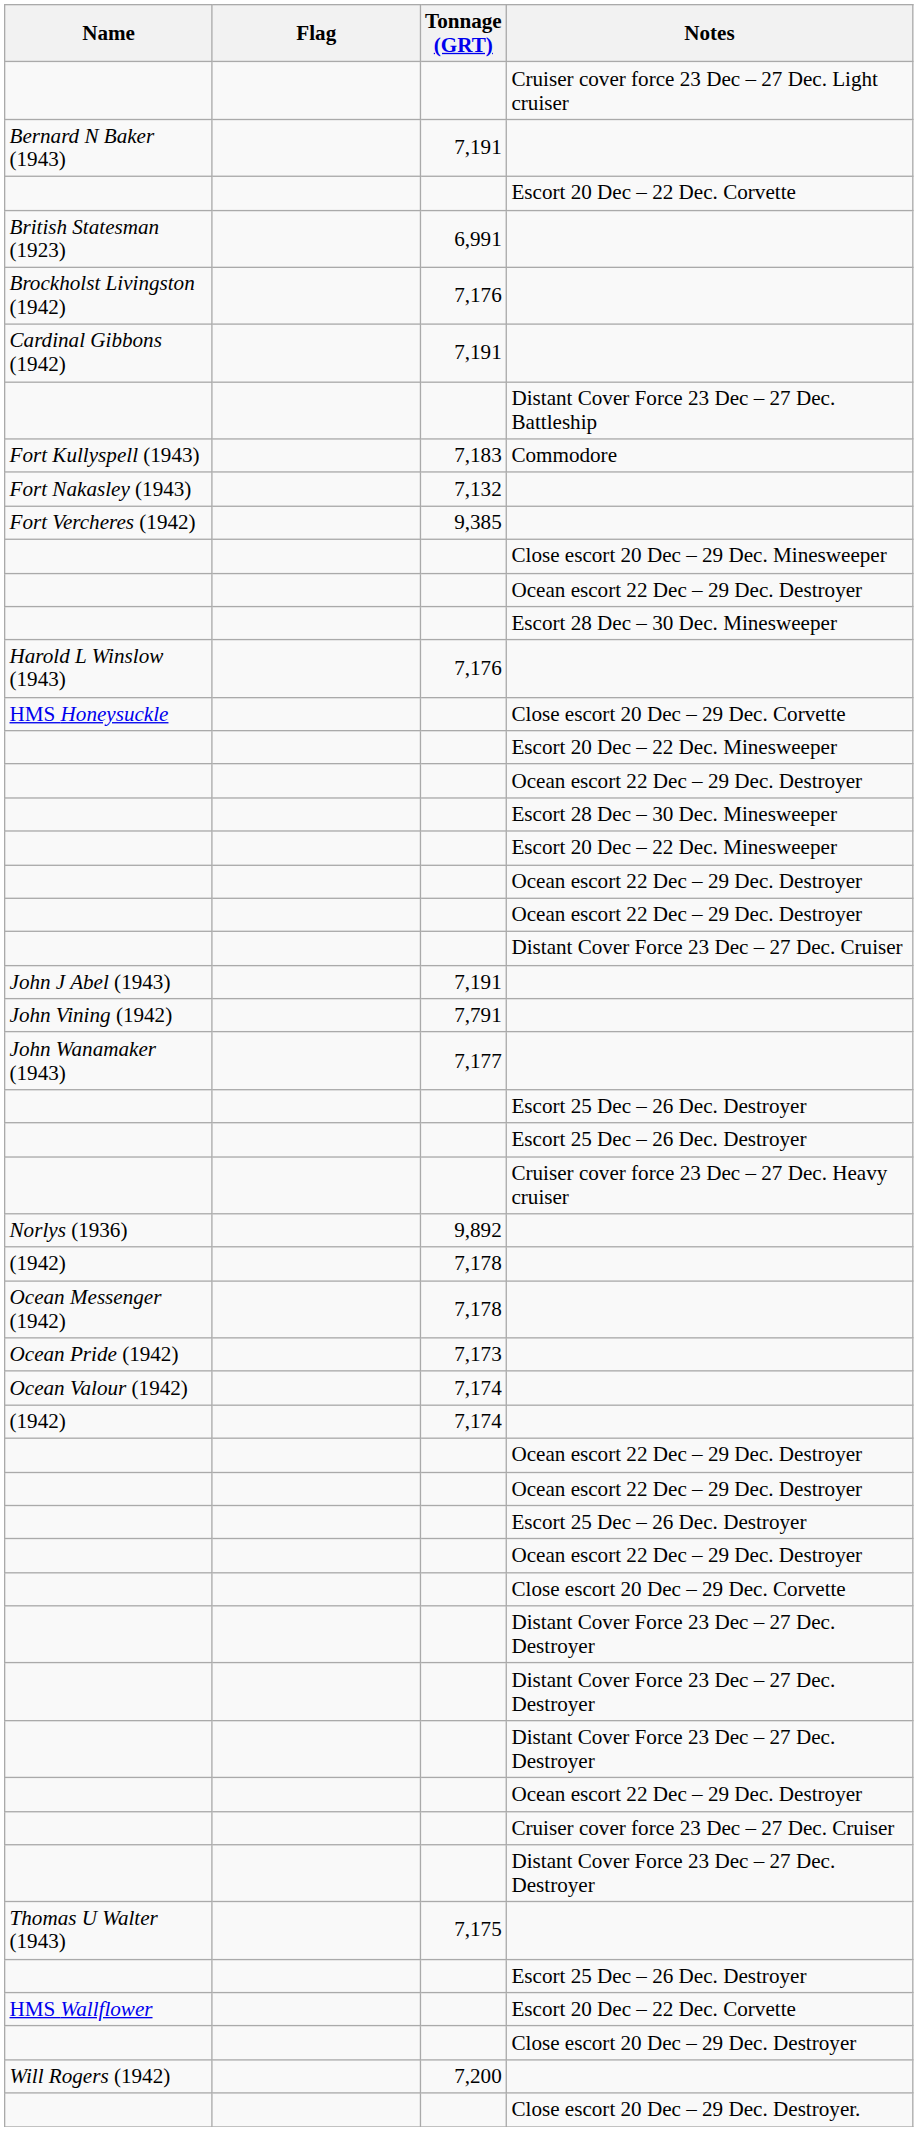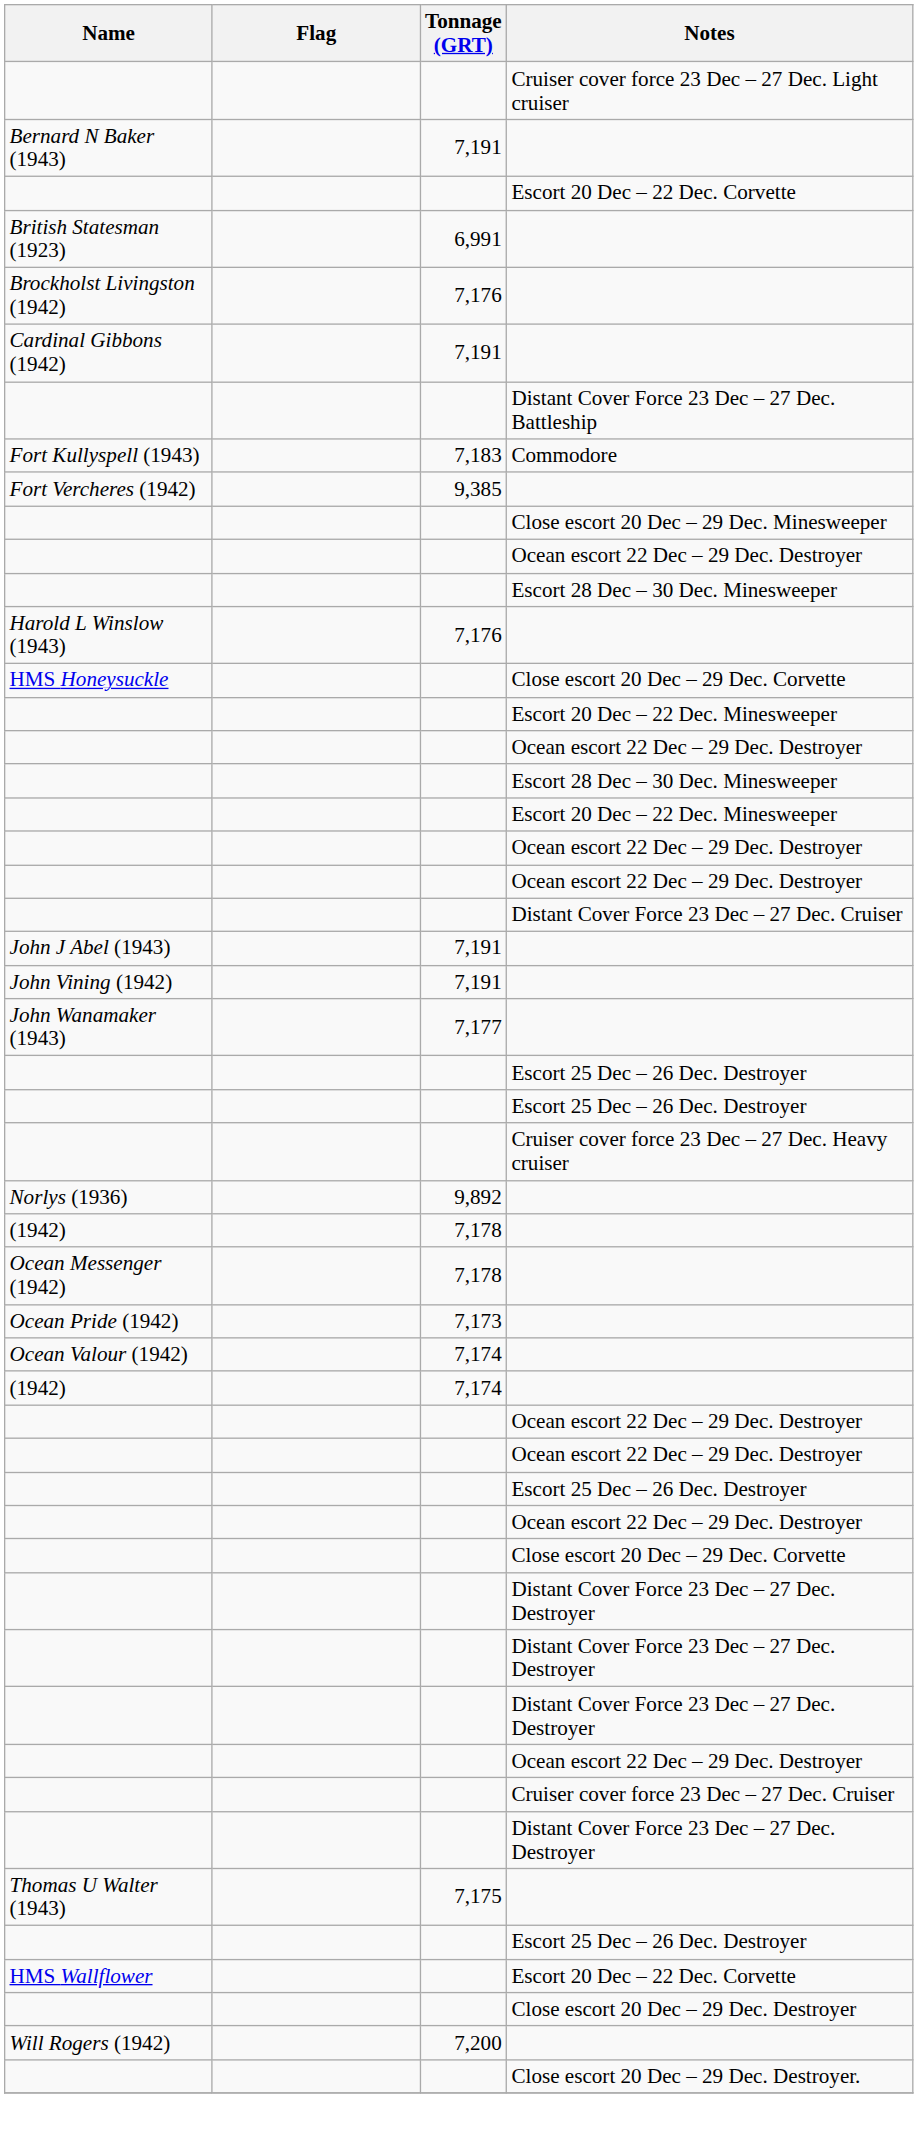- row: (100, 489)
(478, 1015) 7,791 -> (478, 981) 7,191
